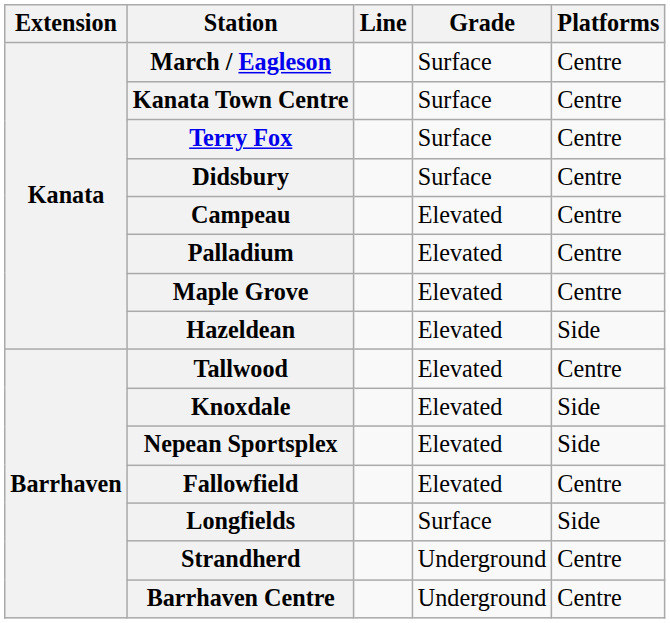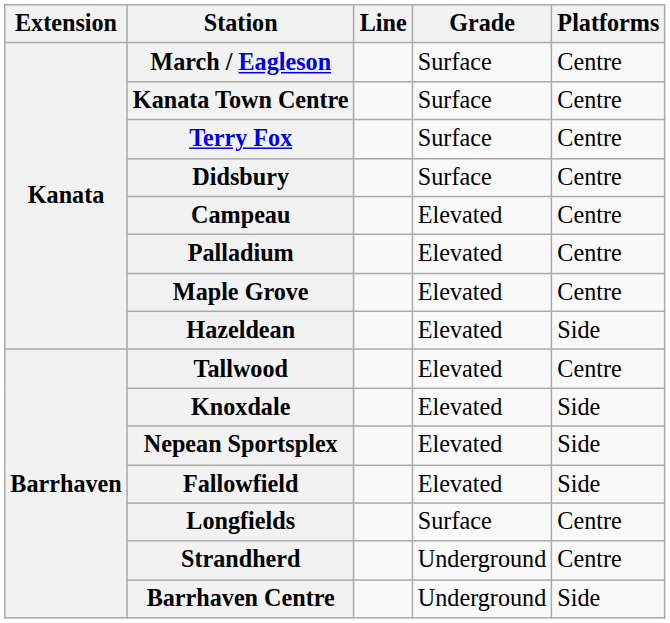(590, 483) Centre -> (579, 483) Side
(579, 521) Side -> (590, 521) Centre
(590, 598) Centre -> (579, 598) Side
